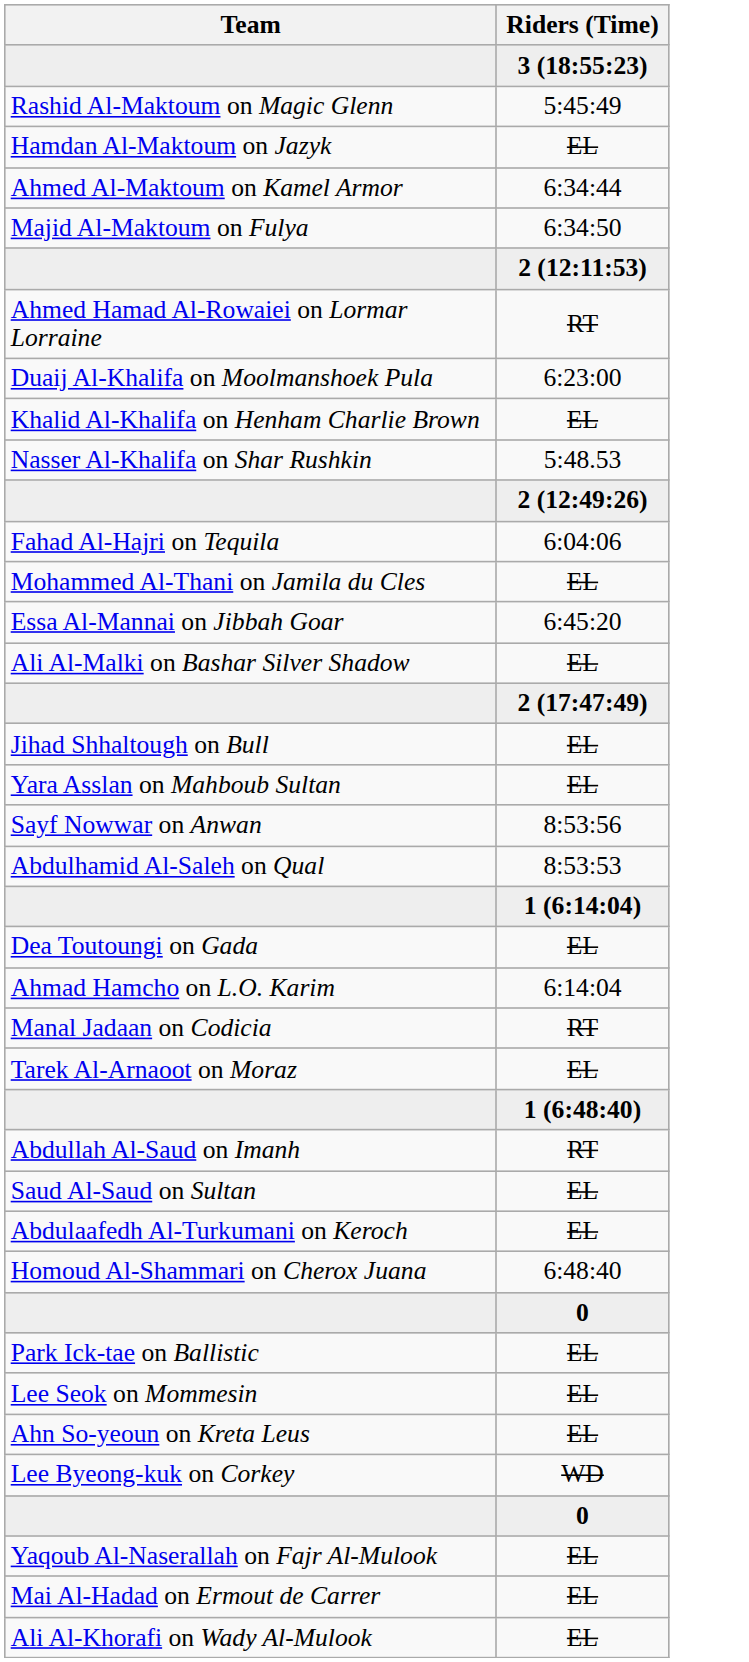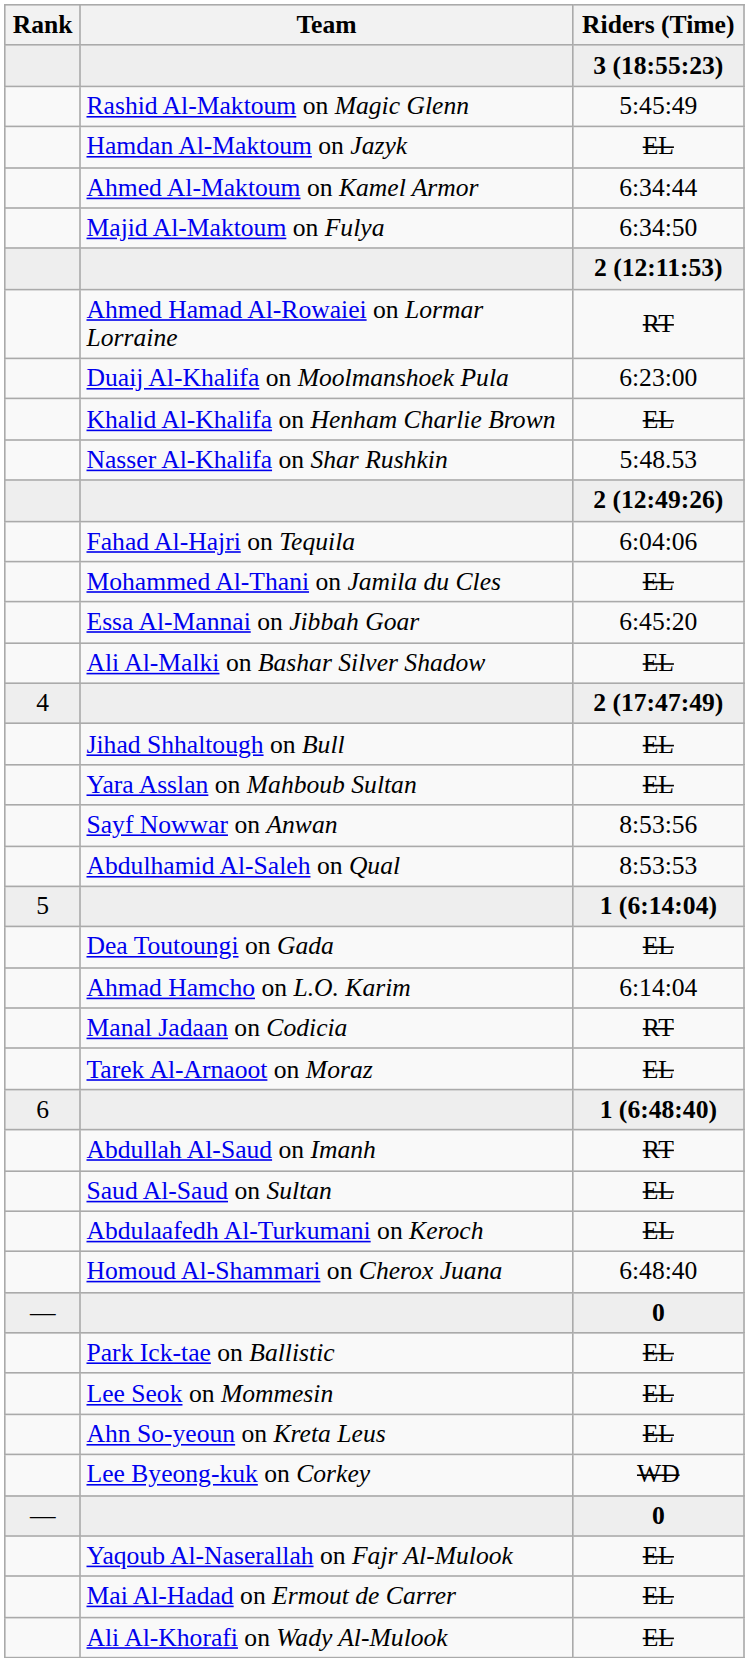+ column: (43, 24)
